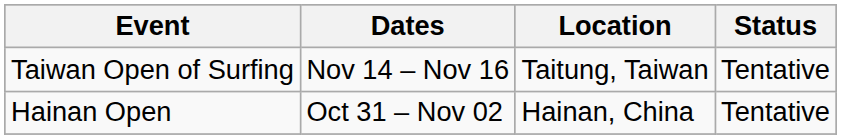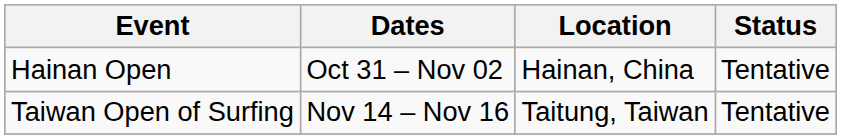rows swapped: (91, 112) <-> (152, 69)
